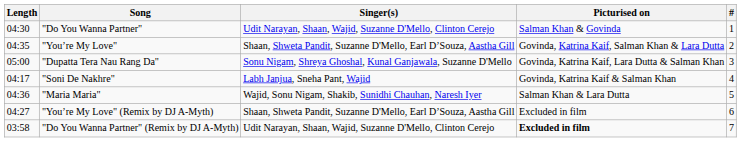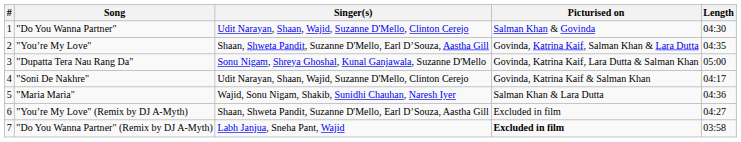columns swapped: (731, 12) <-> (22, 12)
(307, 79) Labh Janjua, Sneha Pant, Wajid -> (343, 79) Udit Narayan, Shaan, Wajid, Suzanne D'Mello, Clinton Cerejo
(369, 128) Udit Narayan, Shaan, Wajid, Suzanne D'Mello, Clinton Cerejo -> (281, 128) Labh Janjua, Sneha Pant, Wajid
